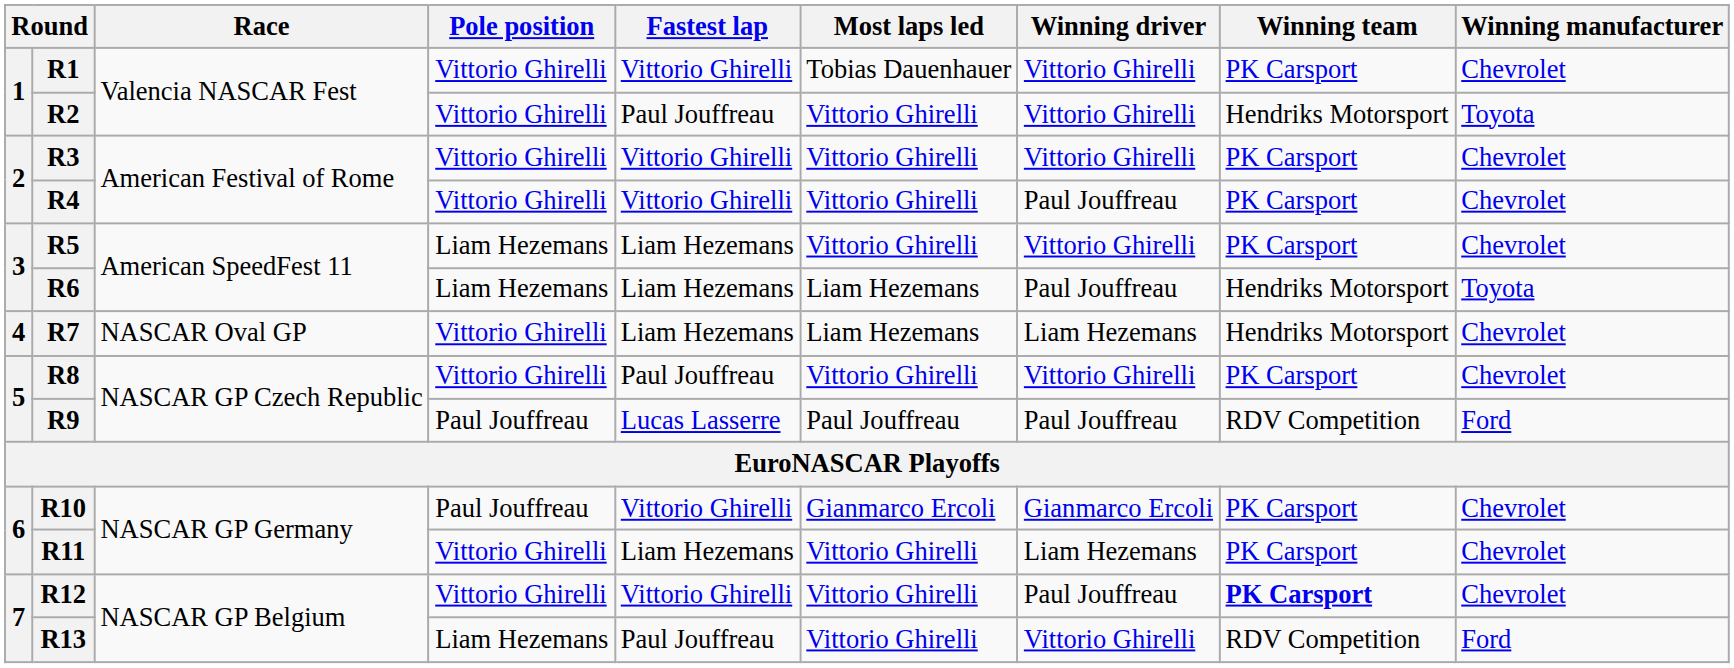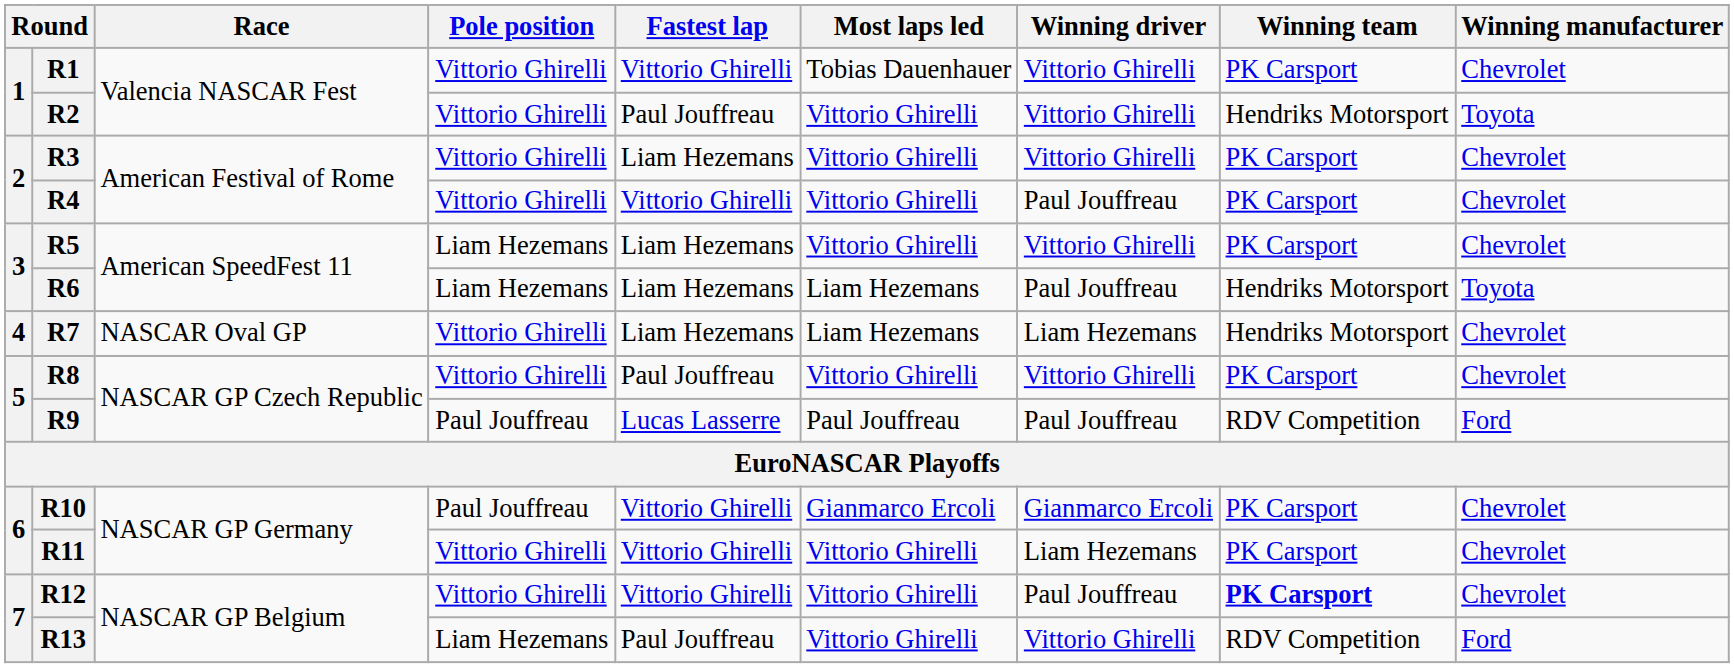(707, 157) Vittorio Ghirelli -> (707, 157) Liam Hezemans
(707, 551) Liam Hezemans -> (707, 551) Vittorio Ghirelli
